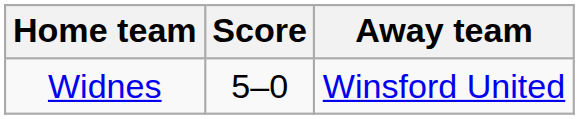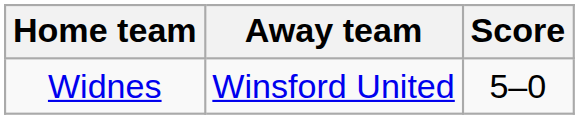columns swapped: (260, 31) <-> (444, 31)
